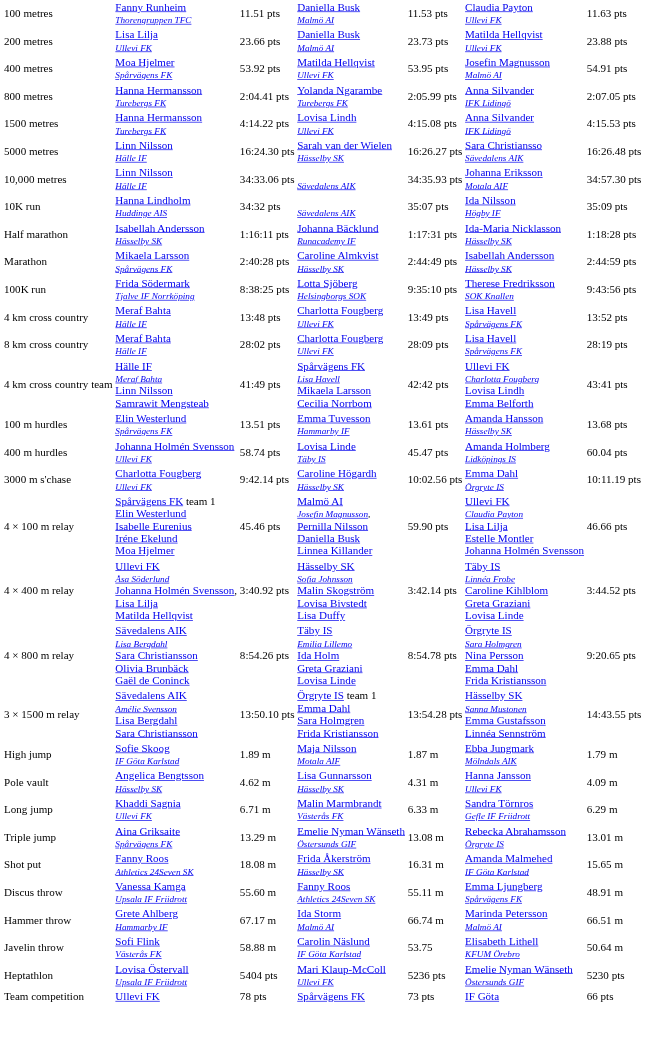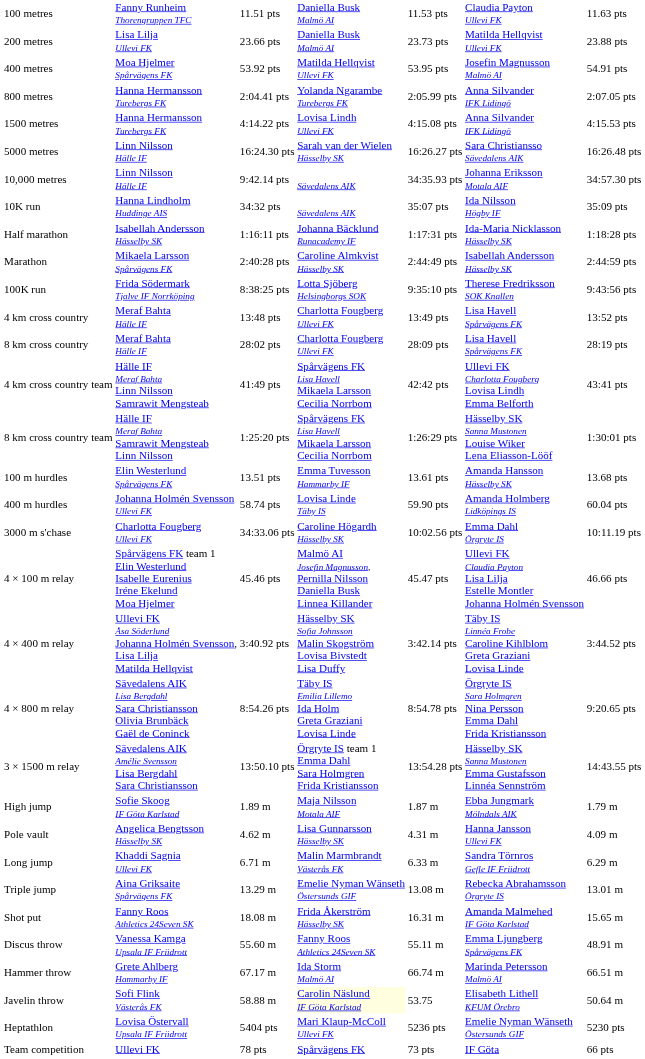(267, 179) 34:33.06 pts -> (264, 179) 9:42.14 pts
+ row: (58, 437)
(428, 452) 45.47 pts -> (428, 504) 59.90 pts
(264, 480) 9:42.14 pts -> (267, 532) 34:33.06 pts
(428, 526) 59.90 pts -> (428, 578) 45.47 pts
(334, 947) no background -> (334, 1000) lightyellow background
